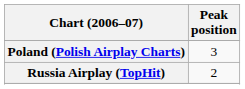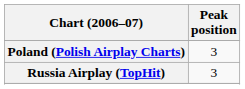(214, 72) 2 -> (214, 72) 3
